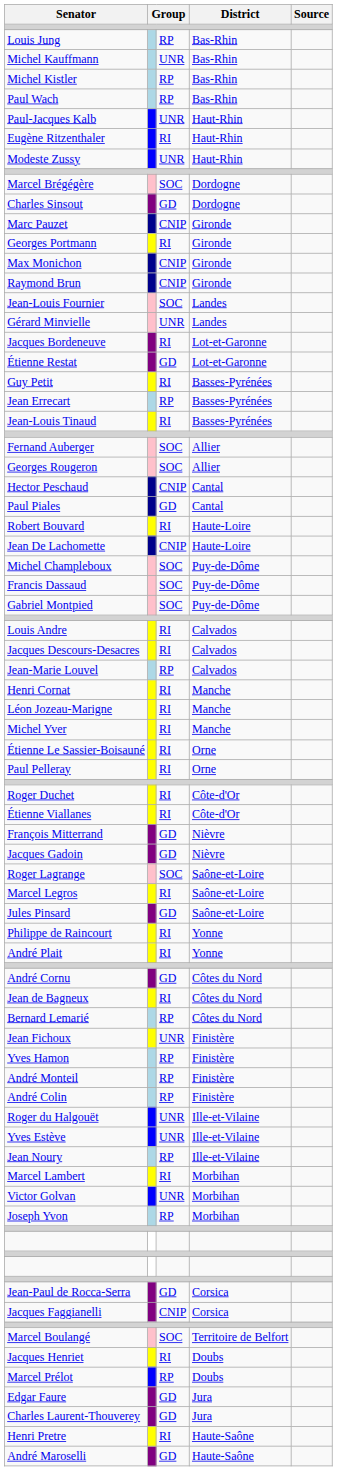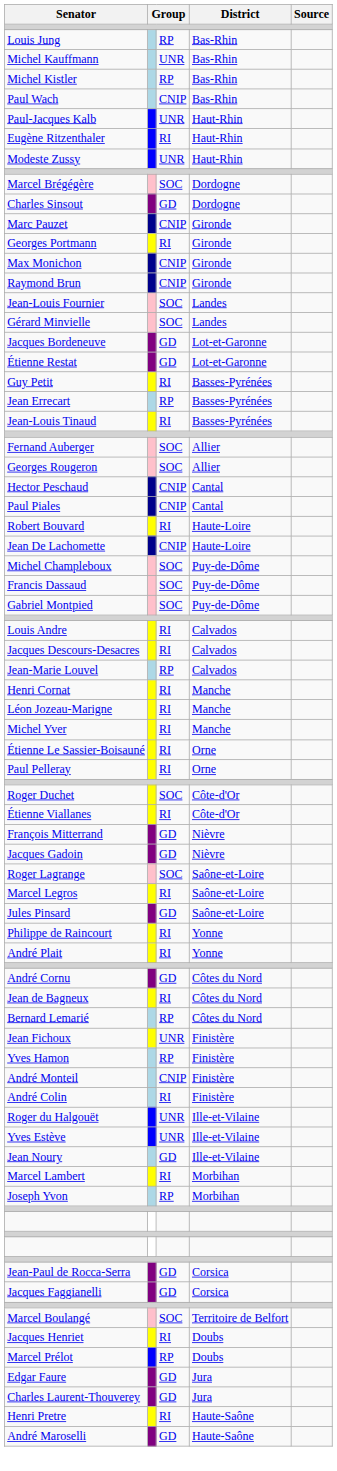(166, 99) RP -> (173, 99) CNIP
(172, 322) UNR -> (171, 322) SOC
(165, 342) RI -> (168, 342) GD
(168, 506) GD -> (173, 506) CNIP
(165, 794) RI -> (171, 794) SOC
(166, 1077) RP -> (173, 1077) CNIP
(166, 1097) RP -> (165, 1097) RI
(166, 1156) RP -> (168, 1156) GD
- row: (41, 1196)
(173, 1312) CNIP -> (168, 1292) GD
